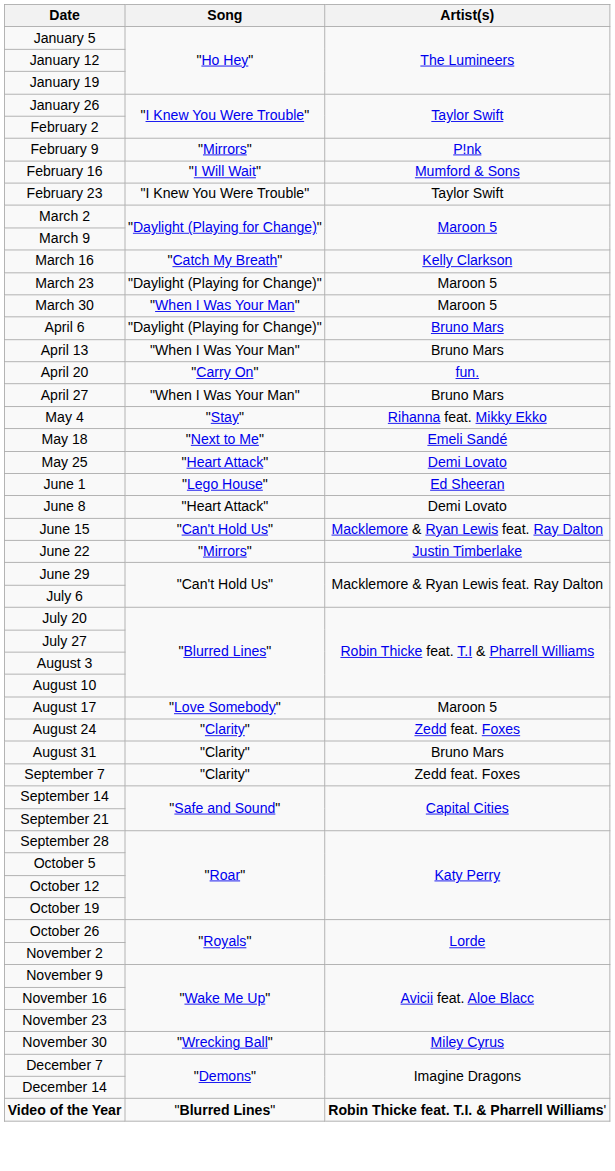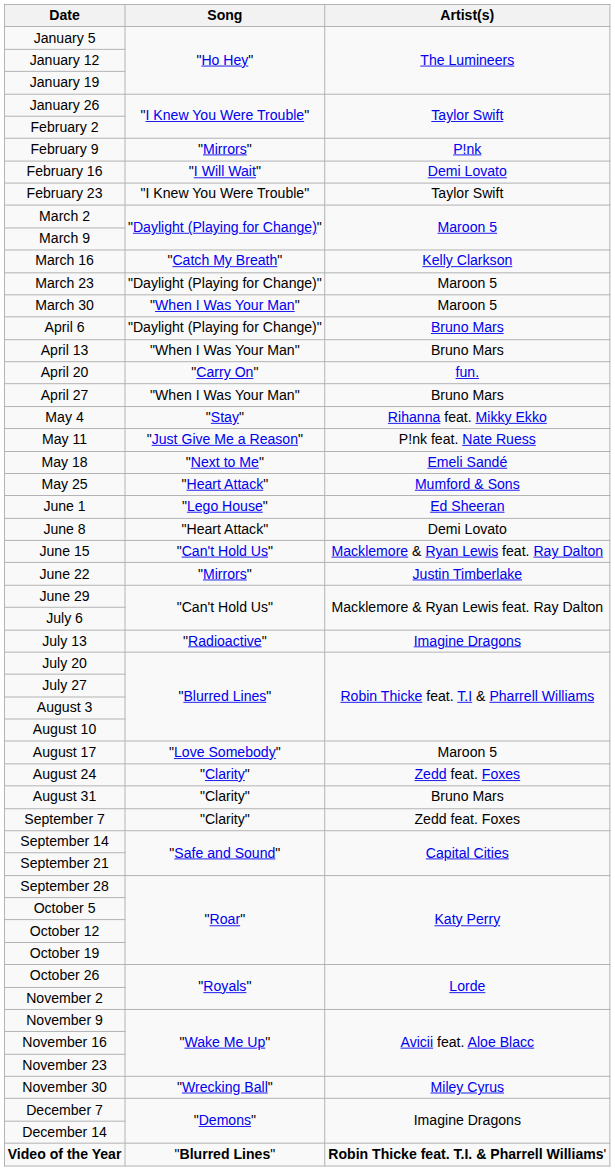(467, 171) Mumford & Sons -> (467, 171) Demi Lovato
+ row: (65, 439)
(467, 462) Demi Lovato -> (467, 484) Mumford & Sons
+ row: (65, 640)
